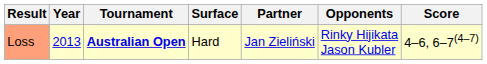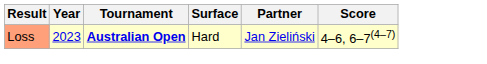- column: (359, 14)
(67, 42) 2013 -> (67, 36) 2023
